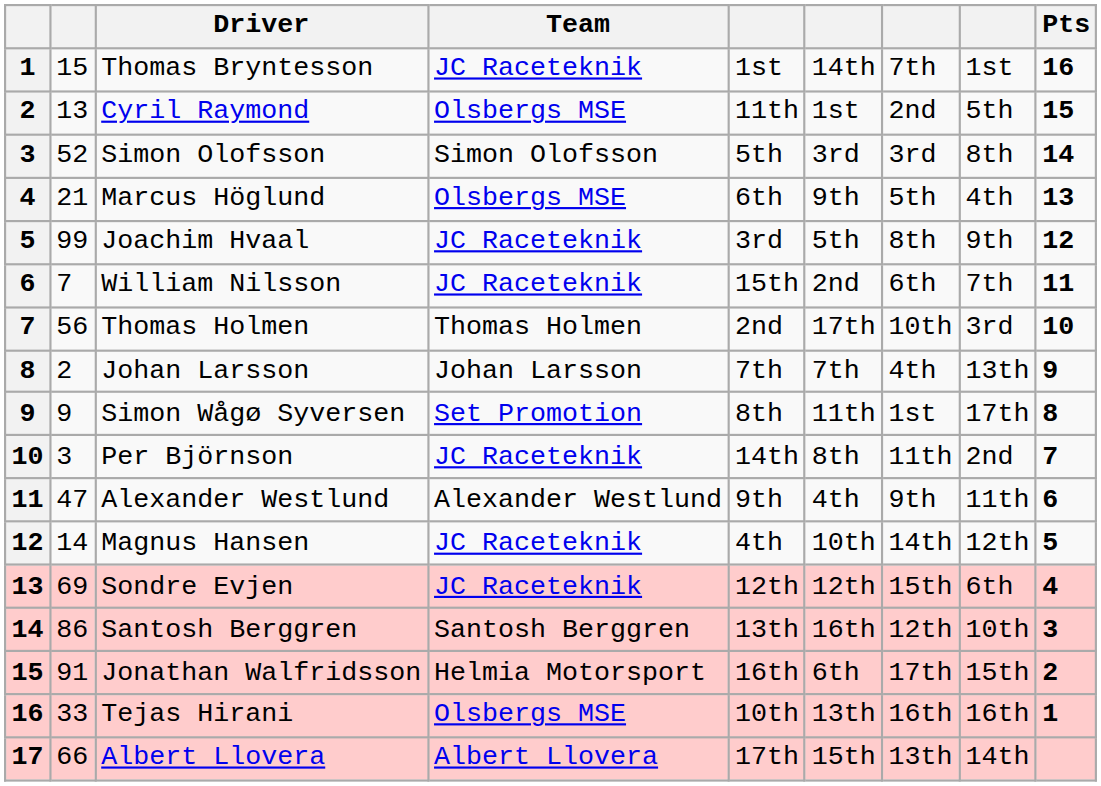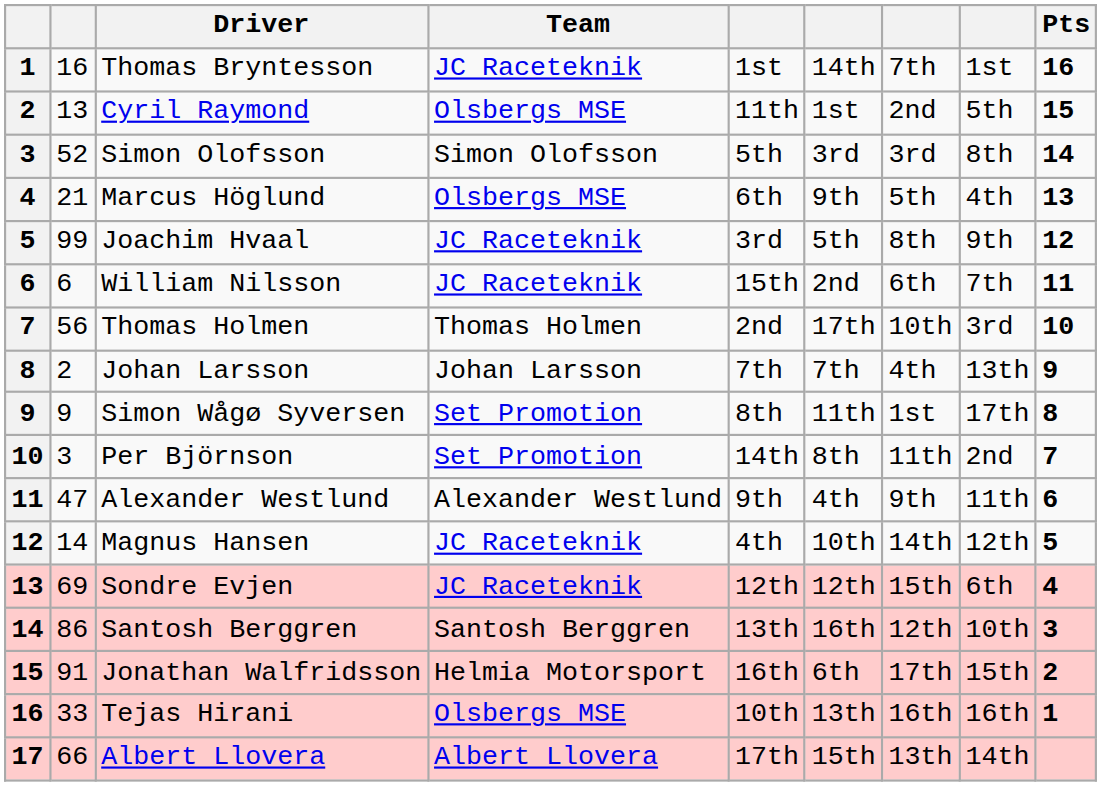(72, 70) 15 -> (72, 70) 16
(64, 285) 7 -> (64, 285) 6
(538, 458) JC Raceteknik -> (538, 458) Set Promotion
